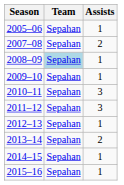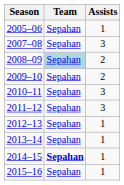(100, 44) 2 -> (103, 44) 3
(100, 60) 1 -> (103, 60) 2
(100, 76) 1 -> (103, 76) 2
(100, 140) 2 -> (103, 140) 1
(64, 156) normal -> (65, 156) bold
